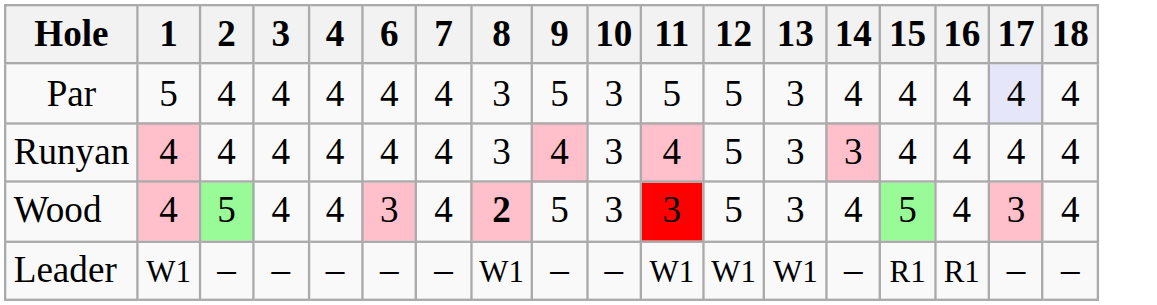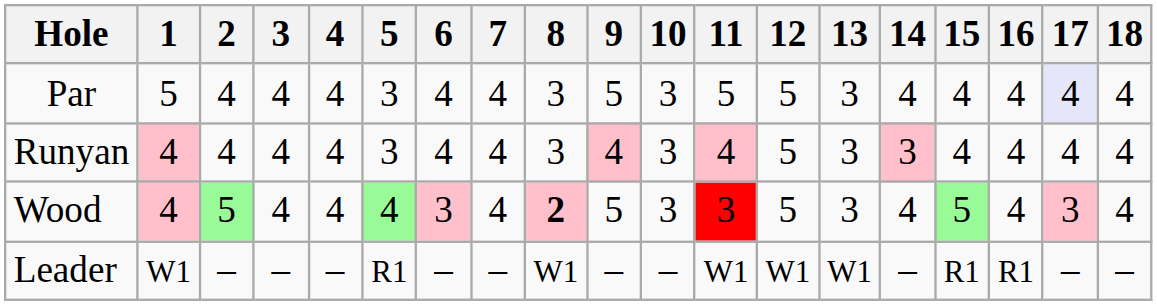+ column: (389, 33)
